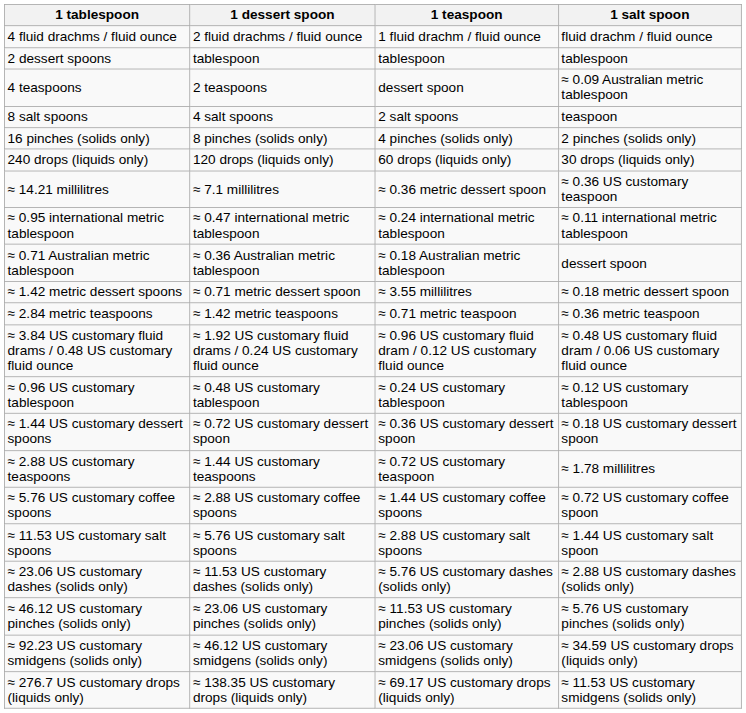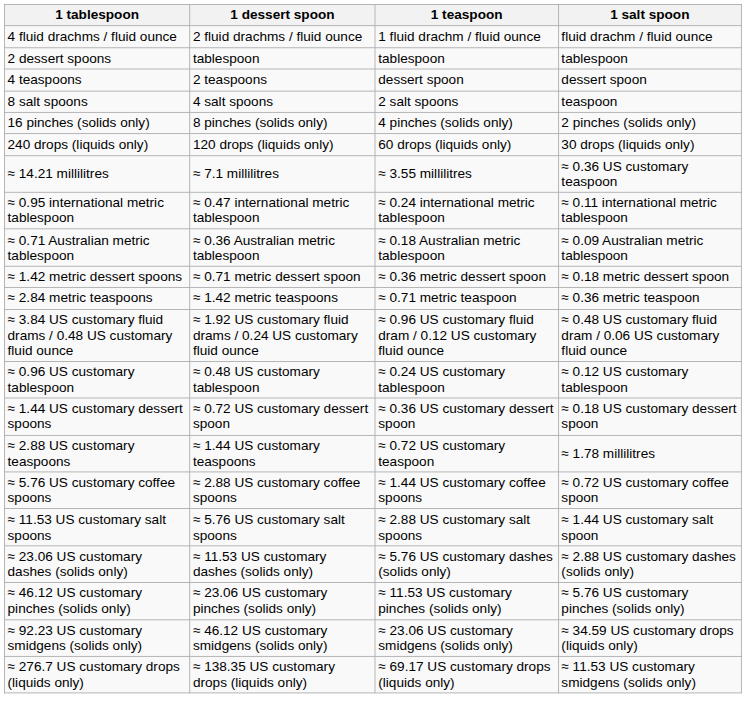(632, 87) ≈ 0.09 Australian metric tablespoon -> (604, 79) dessert spoon
(462, 189) ≈ 0.36 metric dessert spoon -> (425, 173) ≈ 3.55 millilitres
(604, 262) dessert spoon -> (632, 247) ≈ 0.09 Australian metric tablespoon
(425, 292) ≈ 3.55 millilitres -> (462, 276) ≈ 0.36 metric dessert spoon
